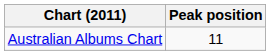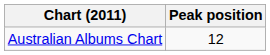(216, 38) 11 -> (216, 38) 12
